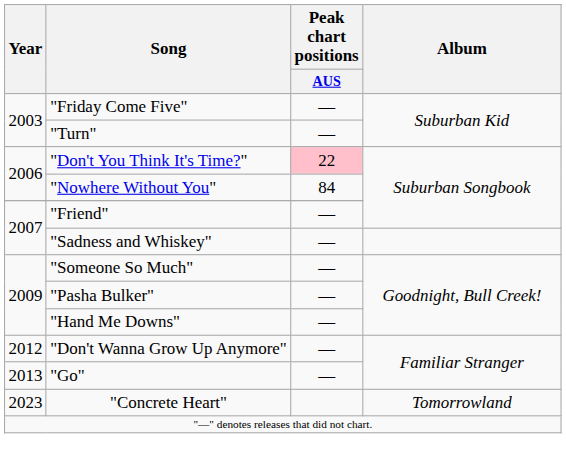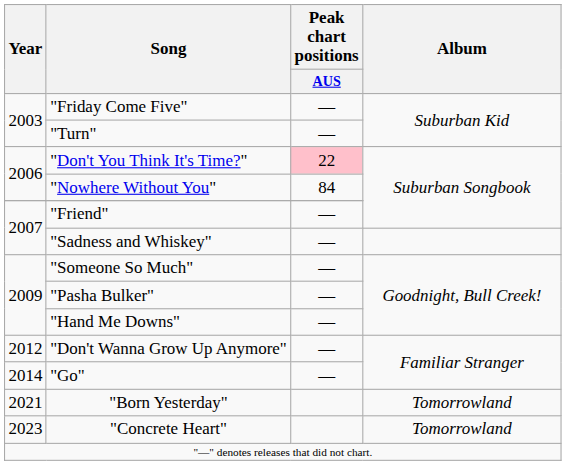(25, 375) 2013 -> (25, 375) 2014
+ row: (168, 402)
